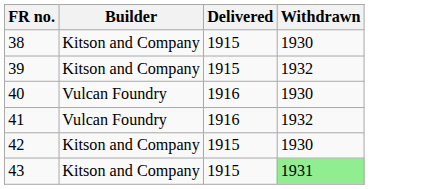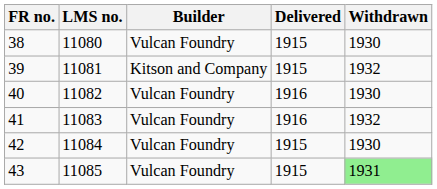+ column: (92, 17)
(131, 42) Kitson and Company -> (182, 42) Vulcan Foundry
(131, 145) Kitson and Company -> (182, 145) Vulcan Foundry
(131, 171) Kitson and Company -> (182, 171) Vulcan Foundry
